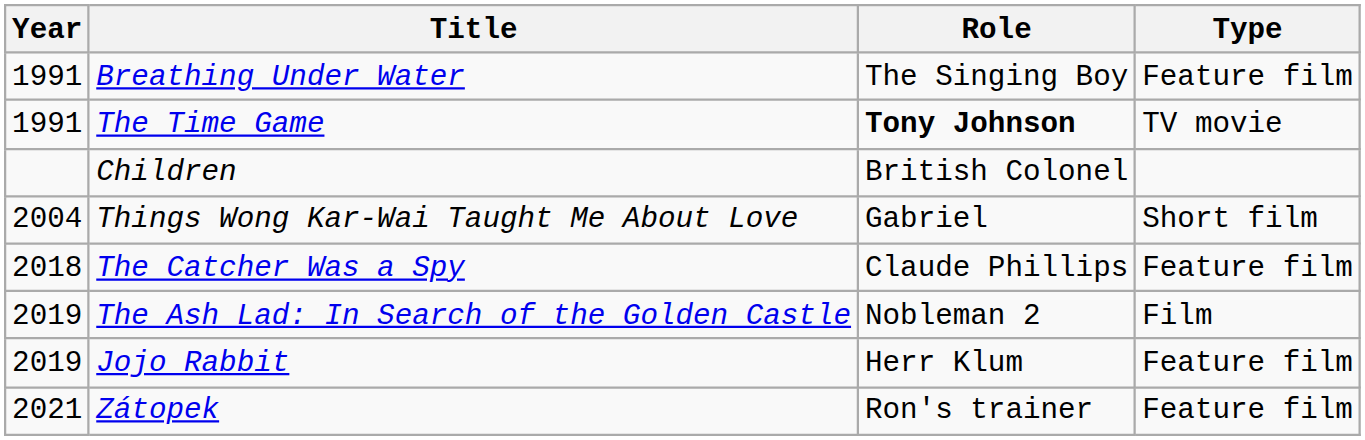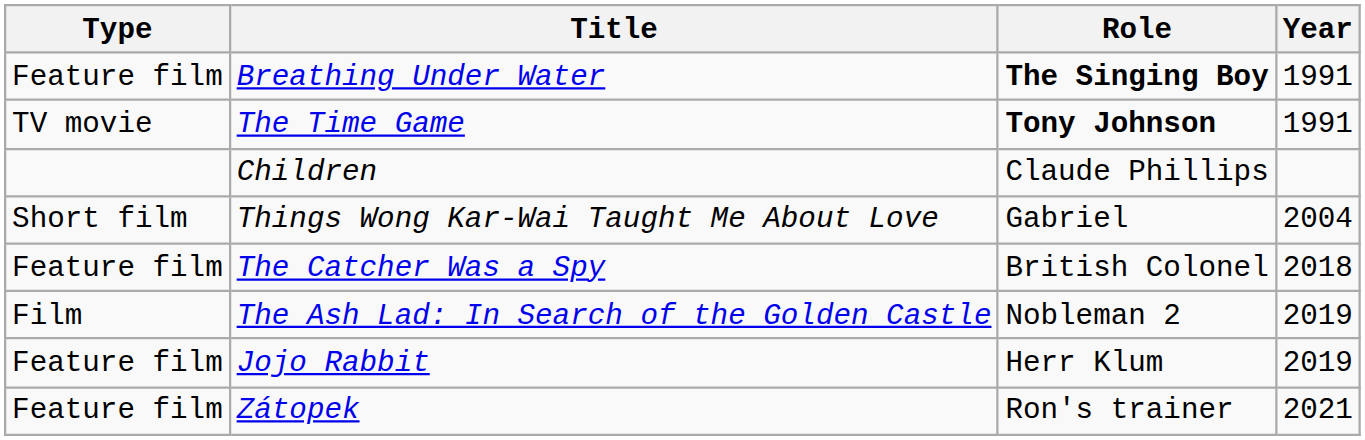columns swapped: (47, 29) <-> (1248, 29)
(997, 77) normal -> (1137, 77) bold
(997, 172) British Colonel -> (1137, 172) Claude Phillips
(997, 267) Claude Phillips -> (1137, 267) British Colonel
